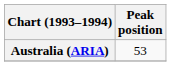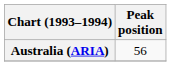(140, 50) 53 -> (140, 50) 56
